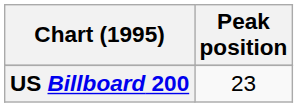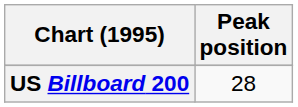(243, 83) 23 -> (243, 83) 28
